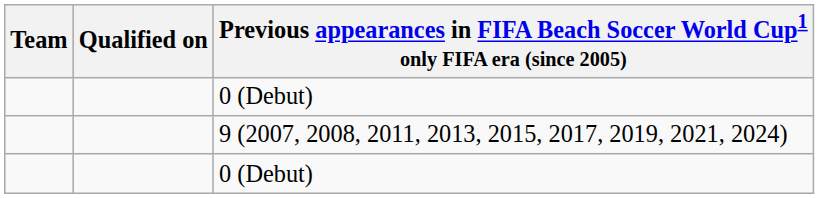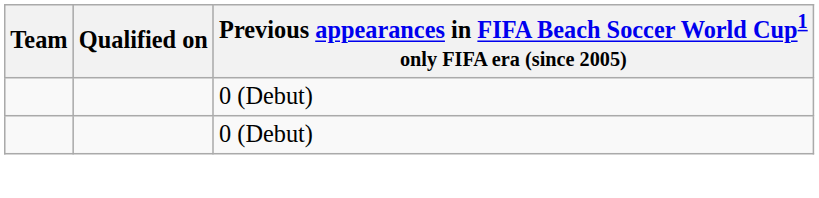- row: (39, 135)
